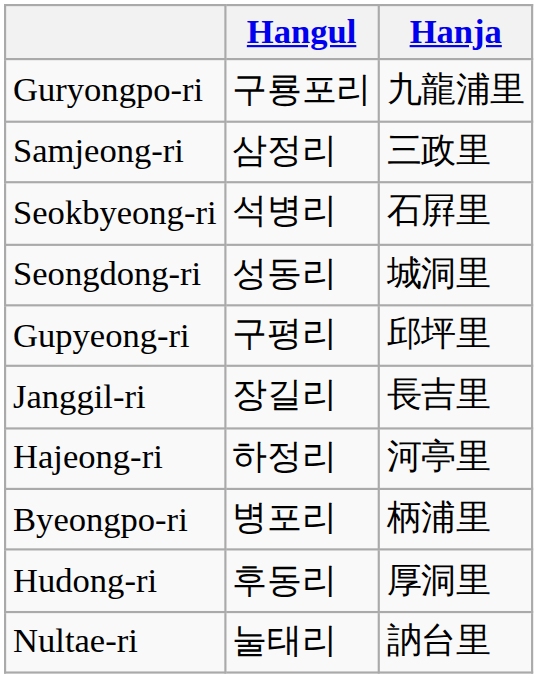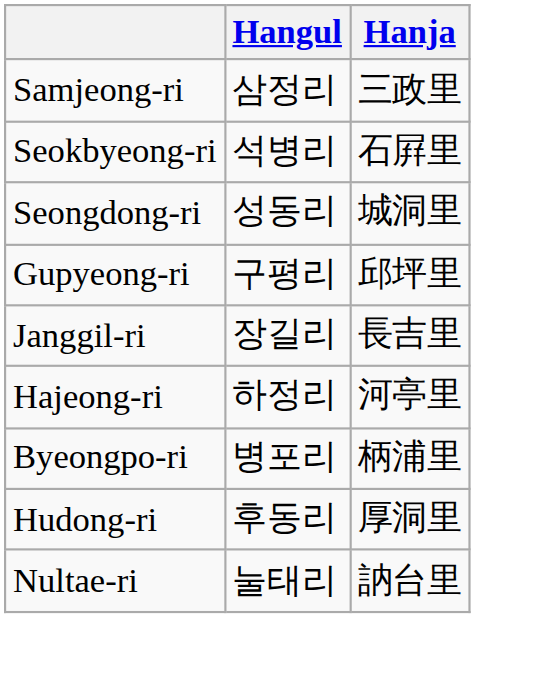- row: (108, 89)
